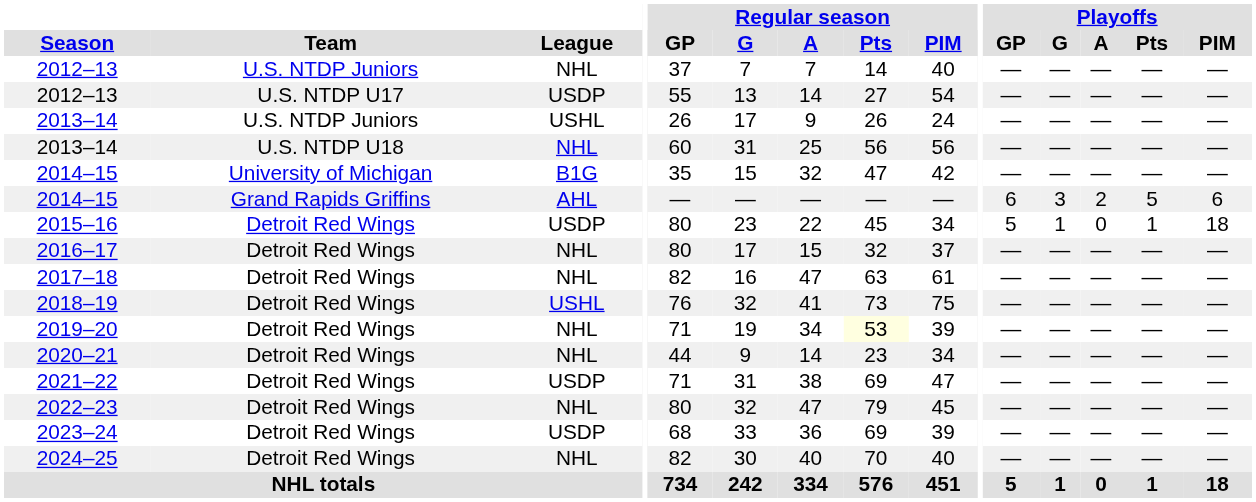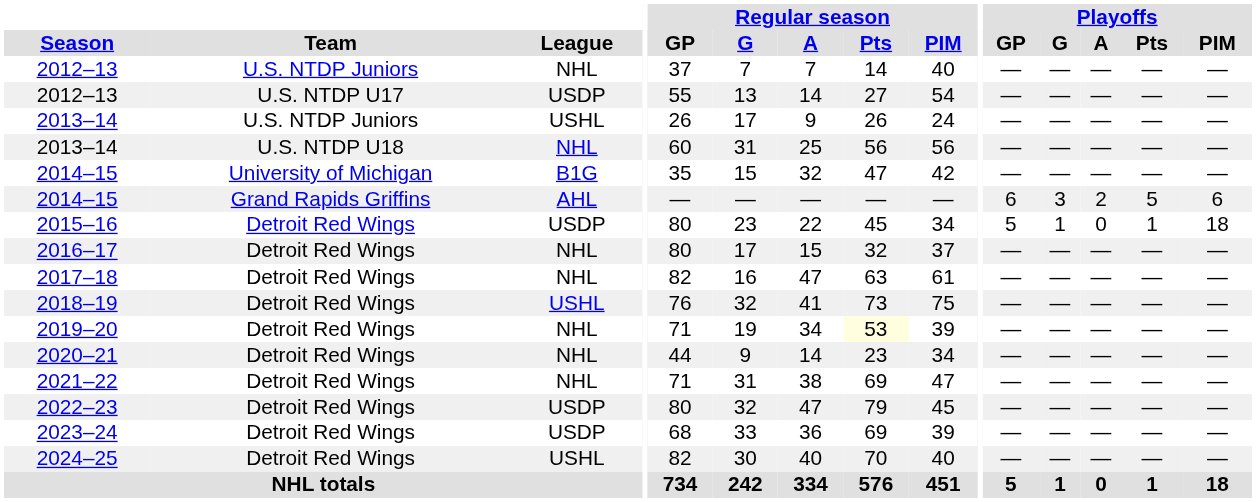(577, 380) USDP -> (577, 380) NHL
(577, 406) NHL -> (577, 406) USDP
(577, 458) NHL -> (577, 458) USHL
